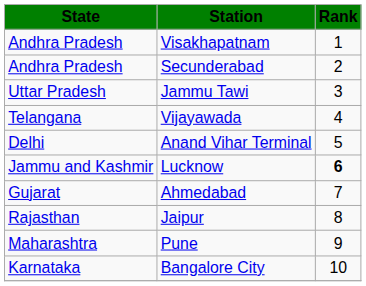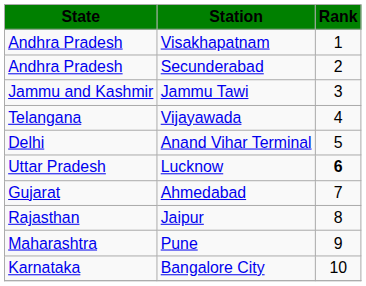(57, 92) Uttar Pradesh -> (81, 92) Jammu and Kashmir
(81, 167) Jammu and Kashmir -> (57, 167) Uttar Pradesh
